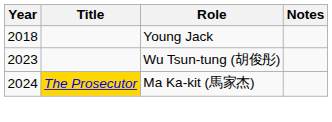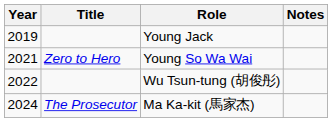(23, 36) 2018 -> (23, 36) 2019
+ row: (198, 58)
(23, 59) 2023 -> (23, 81) 2022
(91, 83) gold background -> (91, 105) no background
